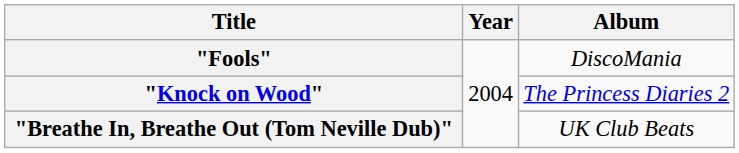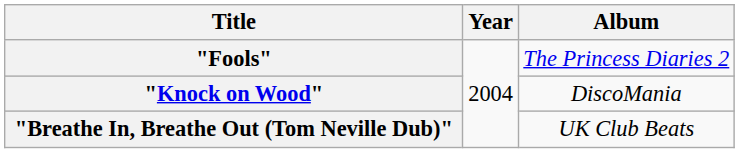(626, 57) DiscoMania -> (626, 57) The Princess Diaries 2
(626, 93) The Princess Diaries 2 -> (626, 93) DiscoMania
